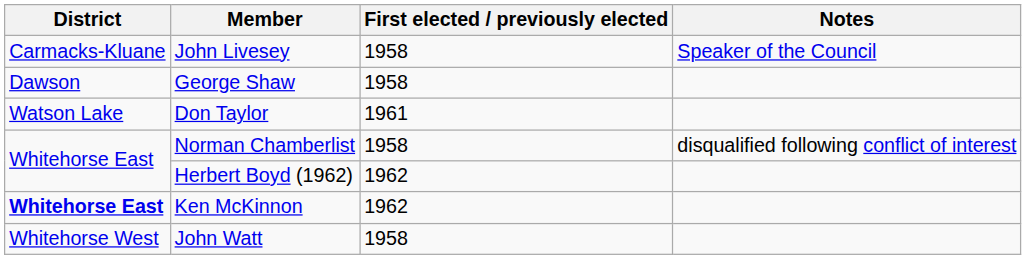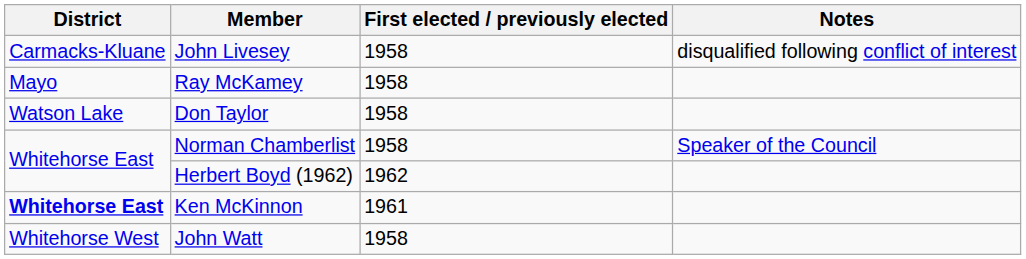(777, 51) Speaker of the Council -> (847, 51) disqualified following conflict of interest
- row: (235, 82)
+ row: (239, 82)
(386, 113) 1961 -> (386, 113) 1958
(847, 144) disqualified following conflict of interest -> (777, 144) Speaker of the Council
(386, 207) 1962 -> (386, 207) 1961
